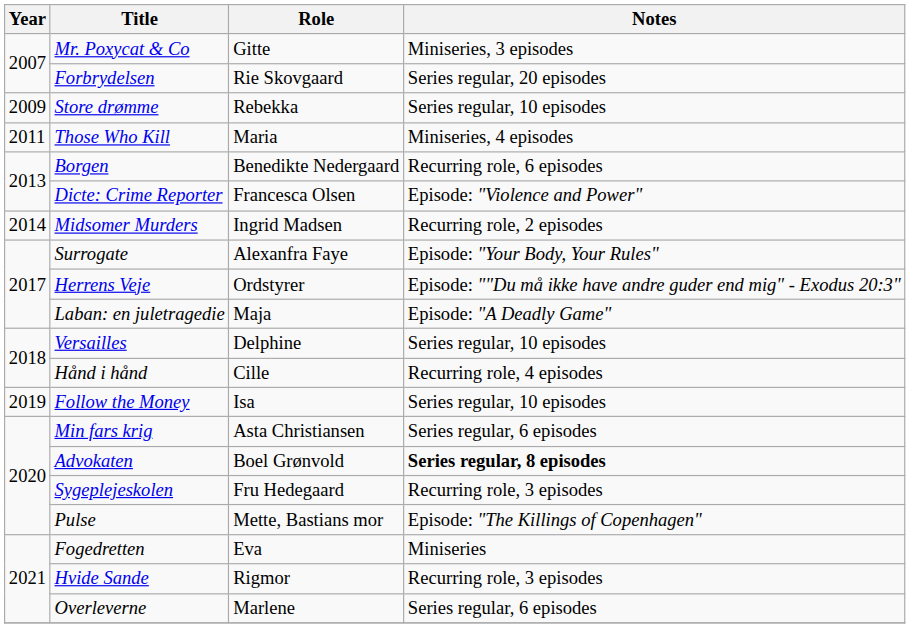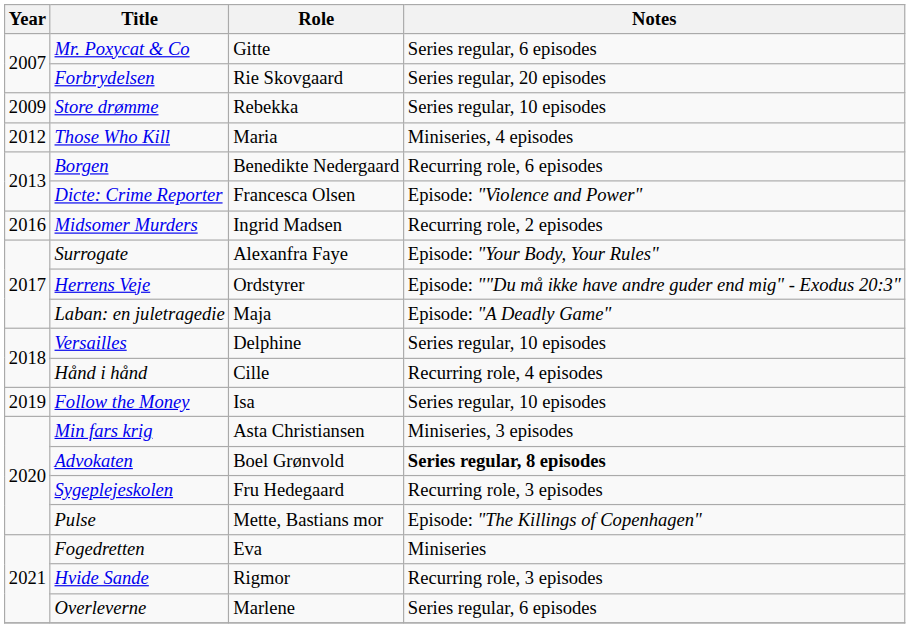(491, 48) Miniseries, 3 episodes -> (502, 48) Series regular, 6 episodes
(27, 136) 2011 -> (27, 136) 2012
(27, 225) 2014 -> (27, 225) 2016
(502, 431) Series regular, 6 episodes -> (491, 431) Miniseries, 3 episodes
